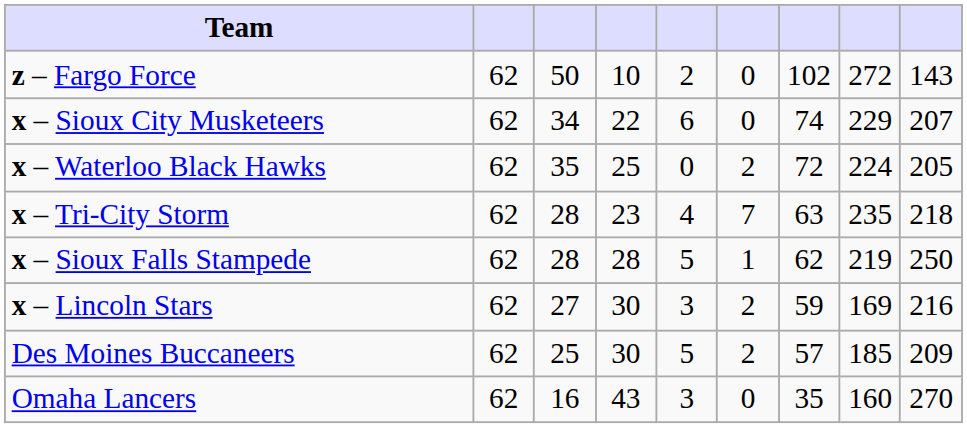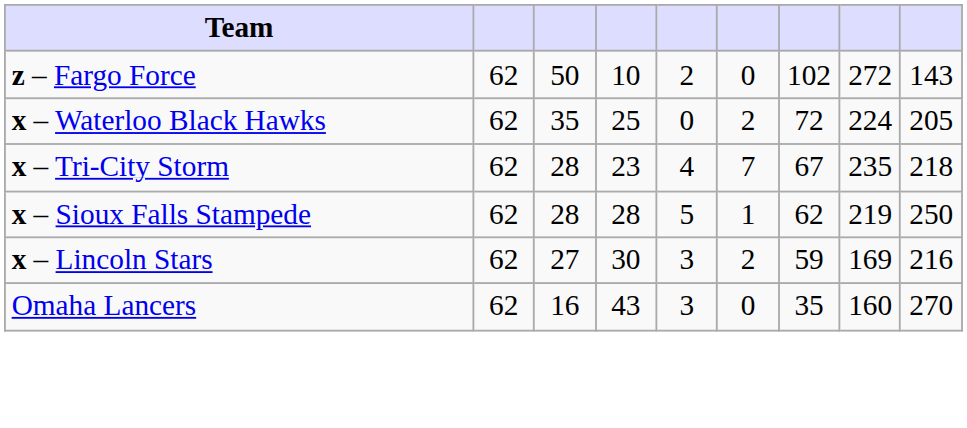- row: (168, 120)
(809, 213) 63 -> (809, 167) 67
- row: (153, 352)
